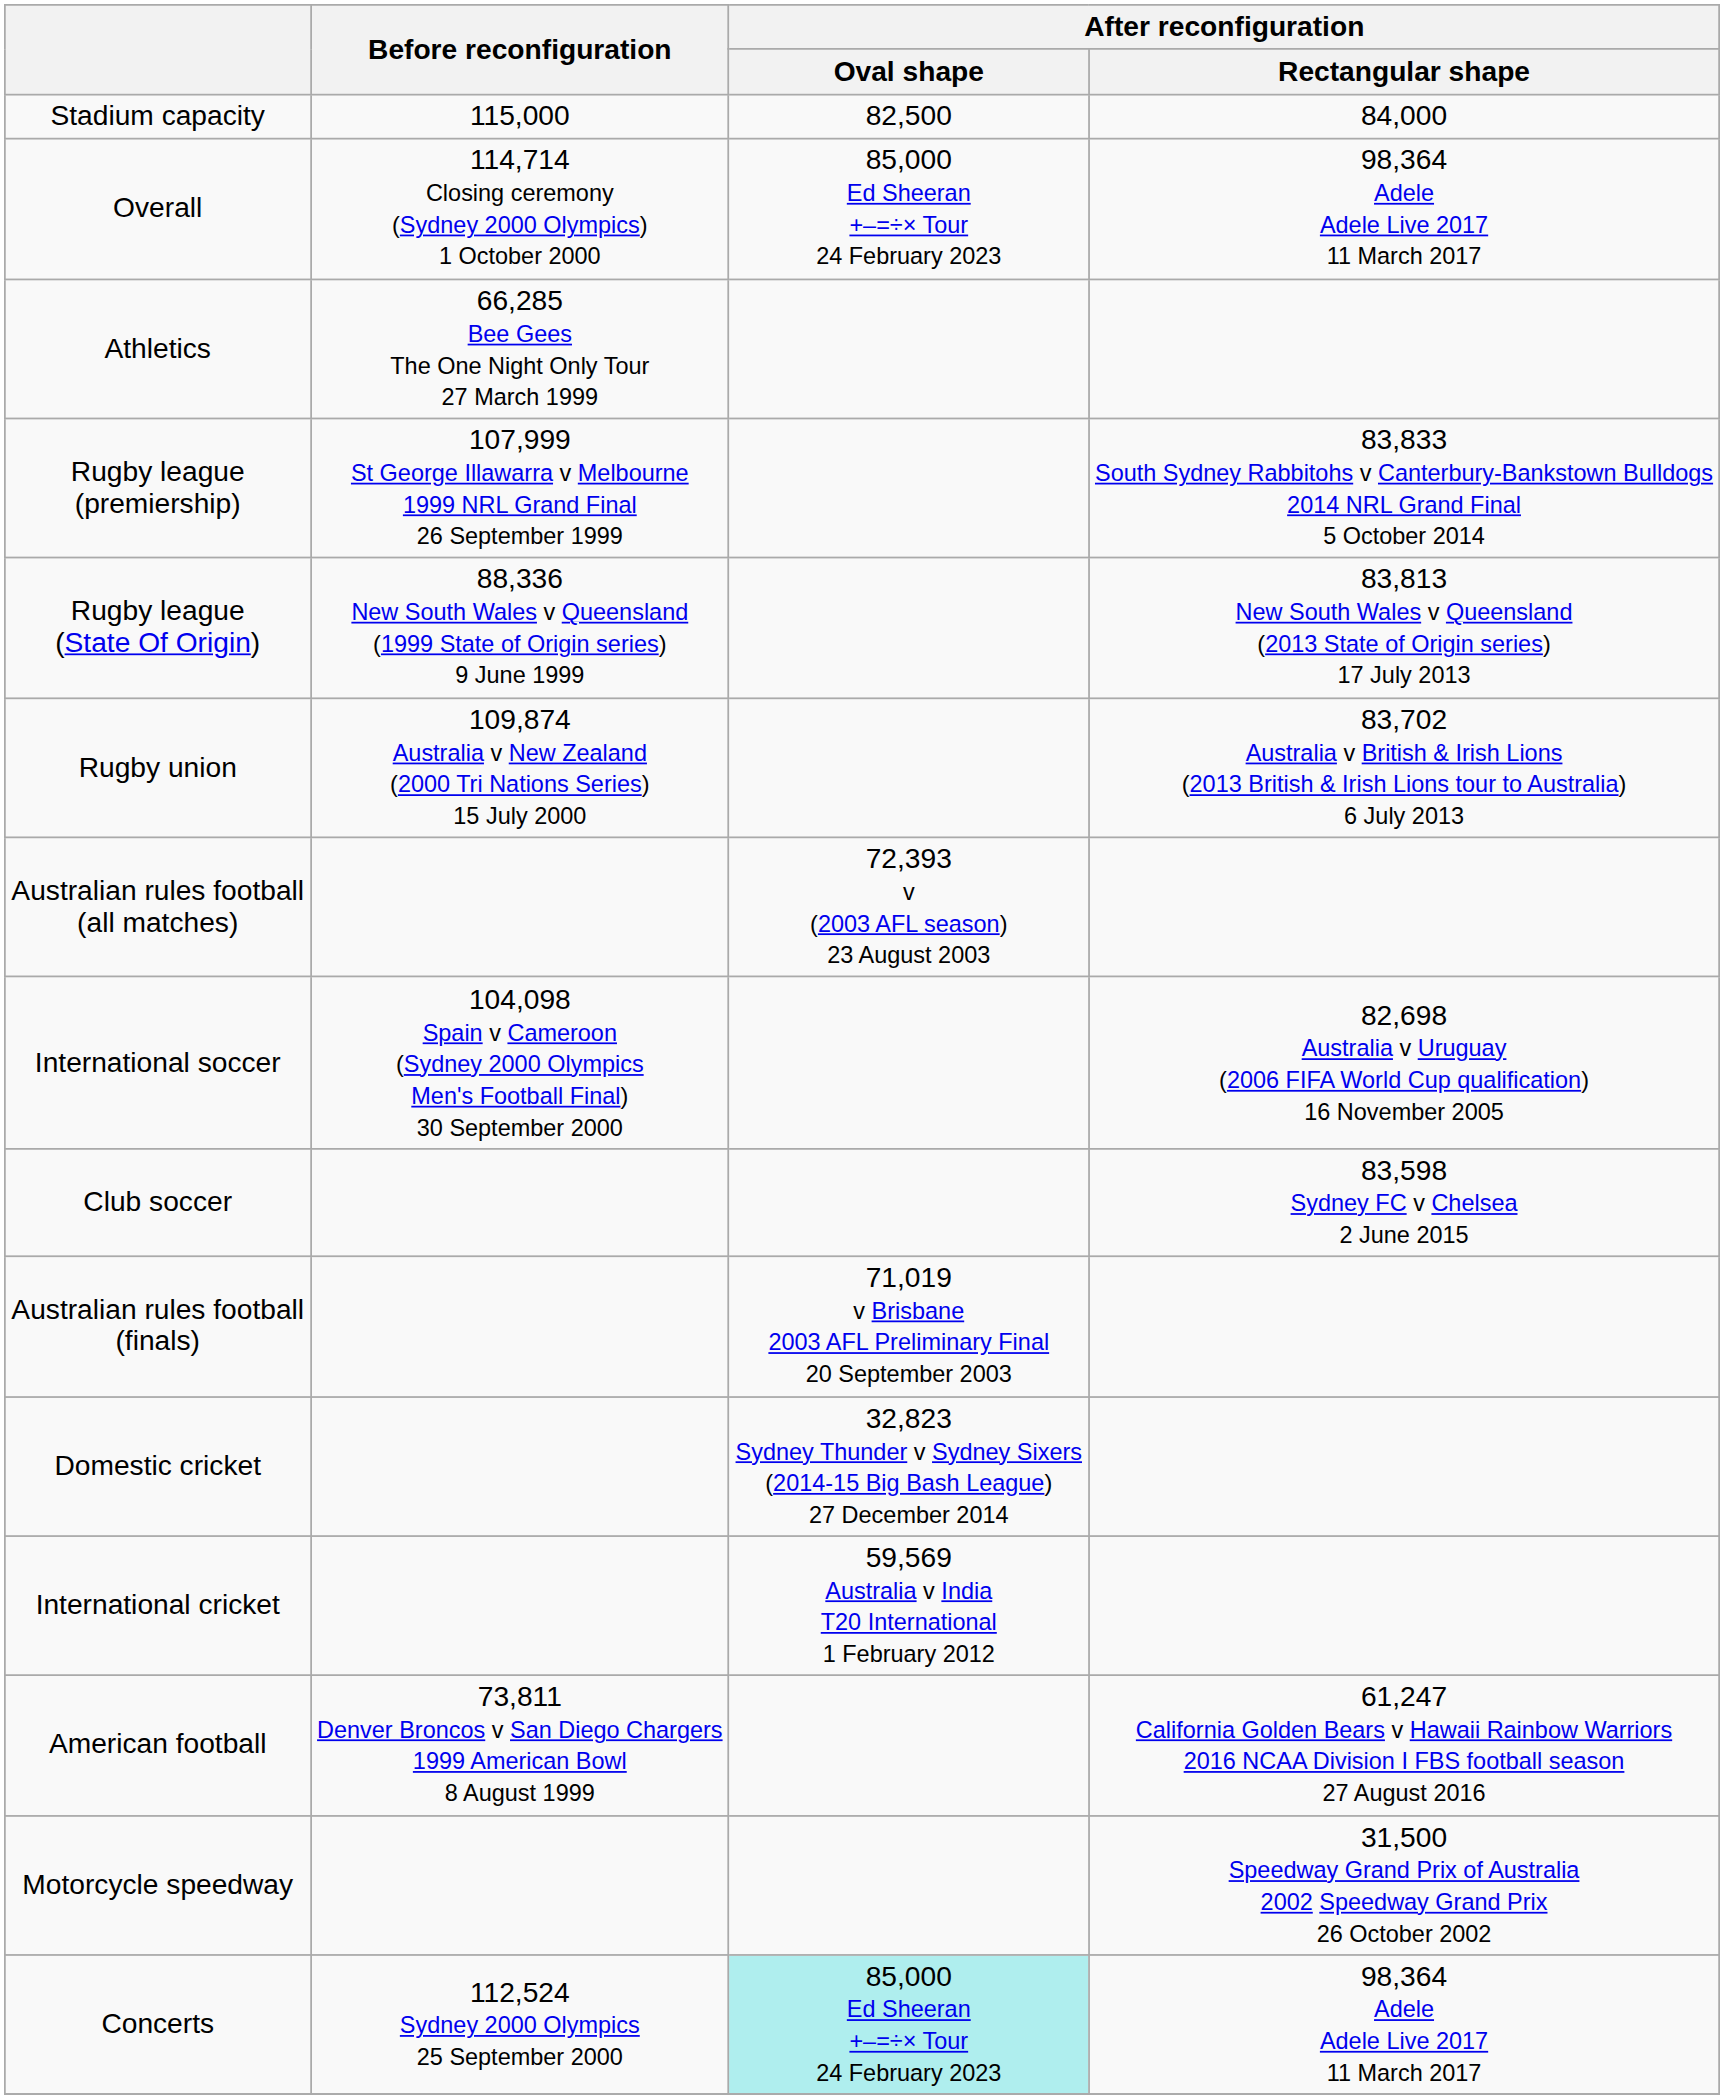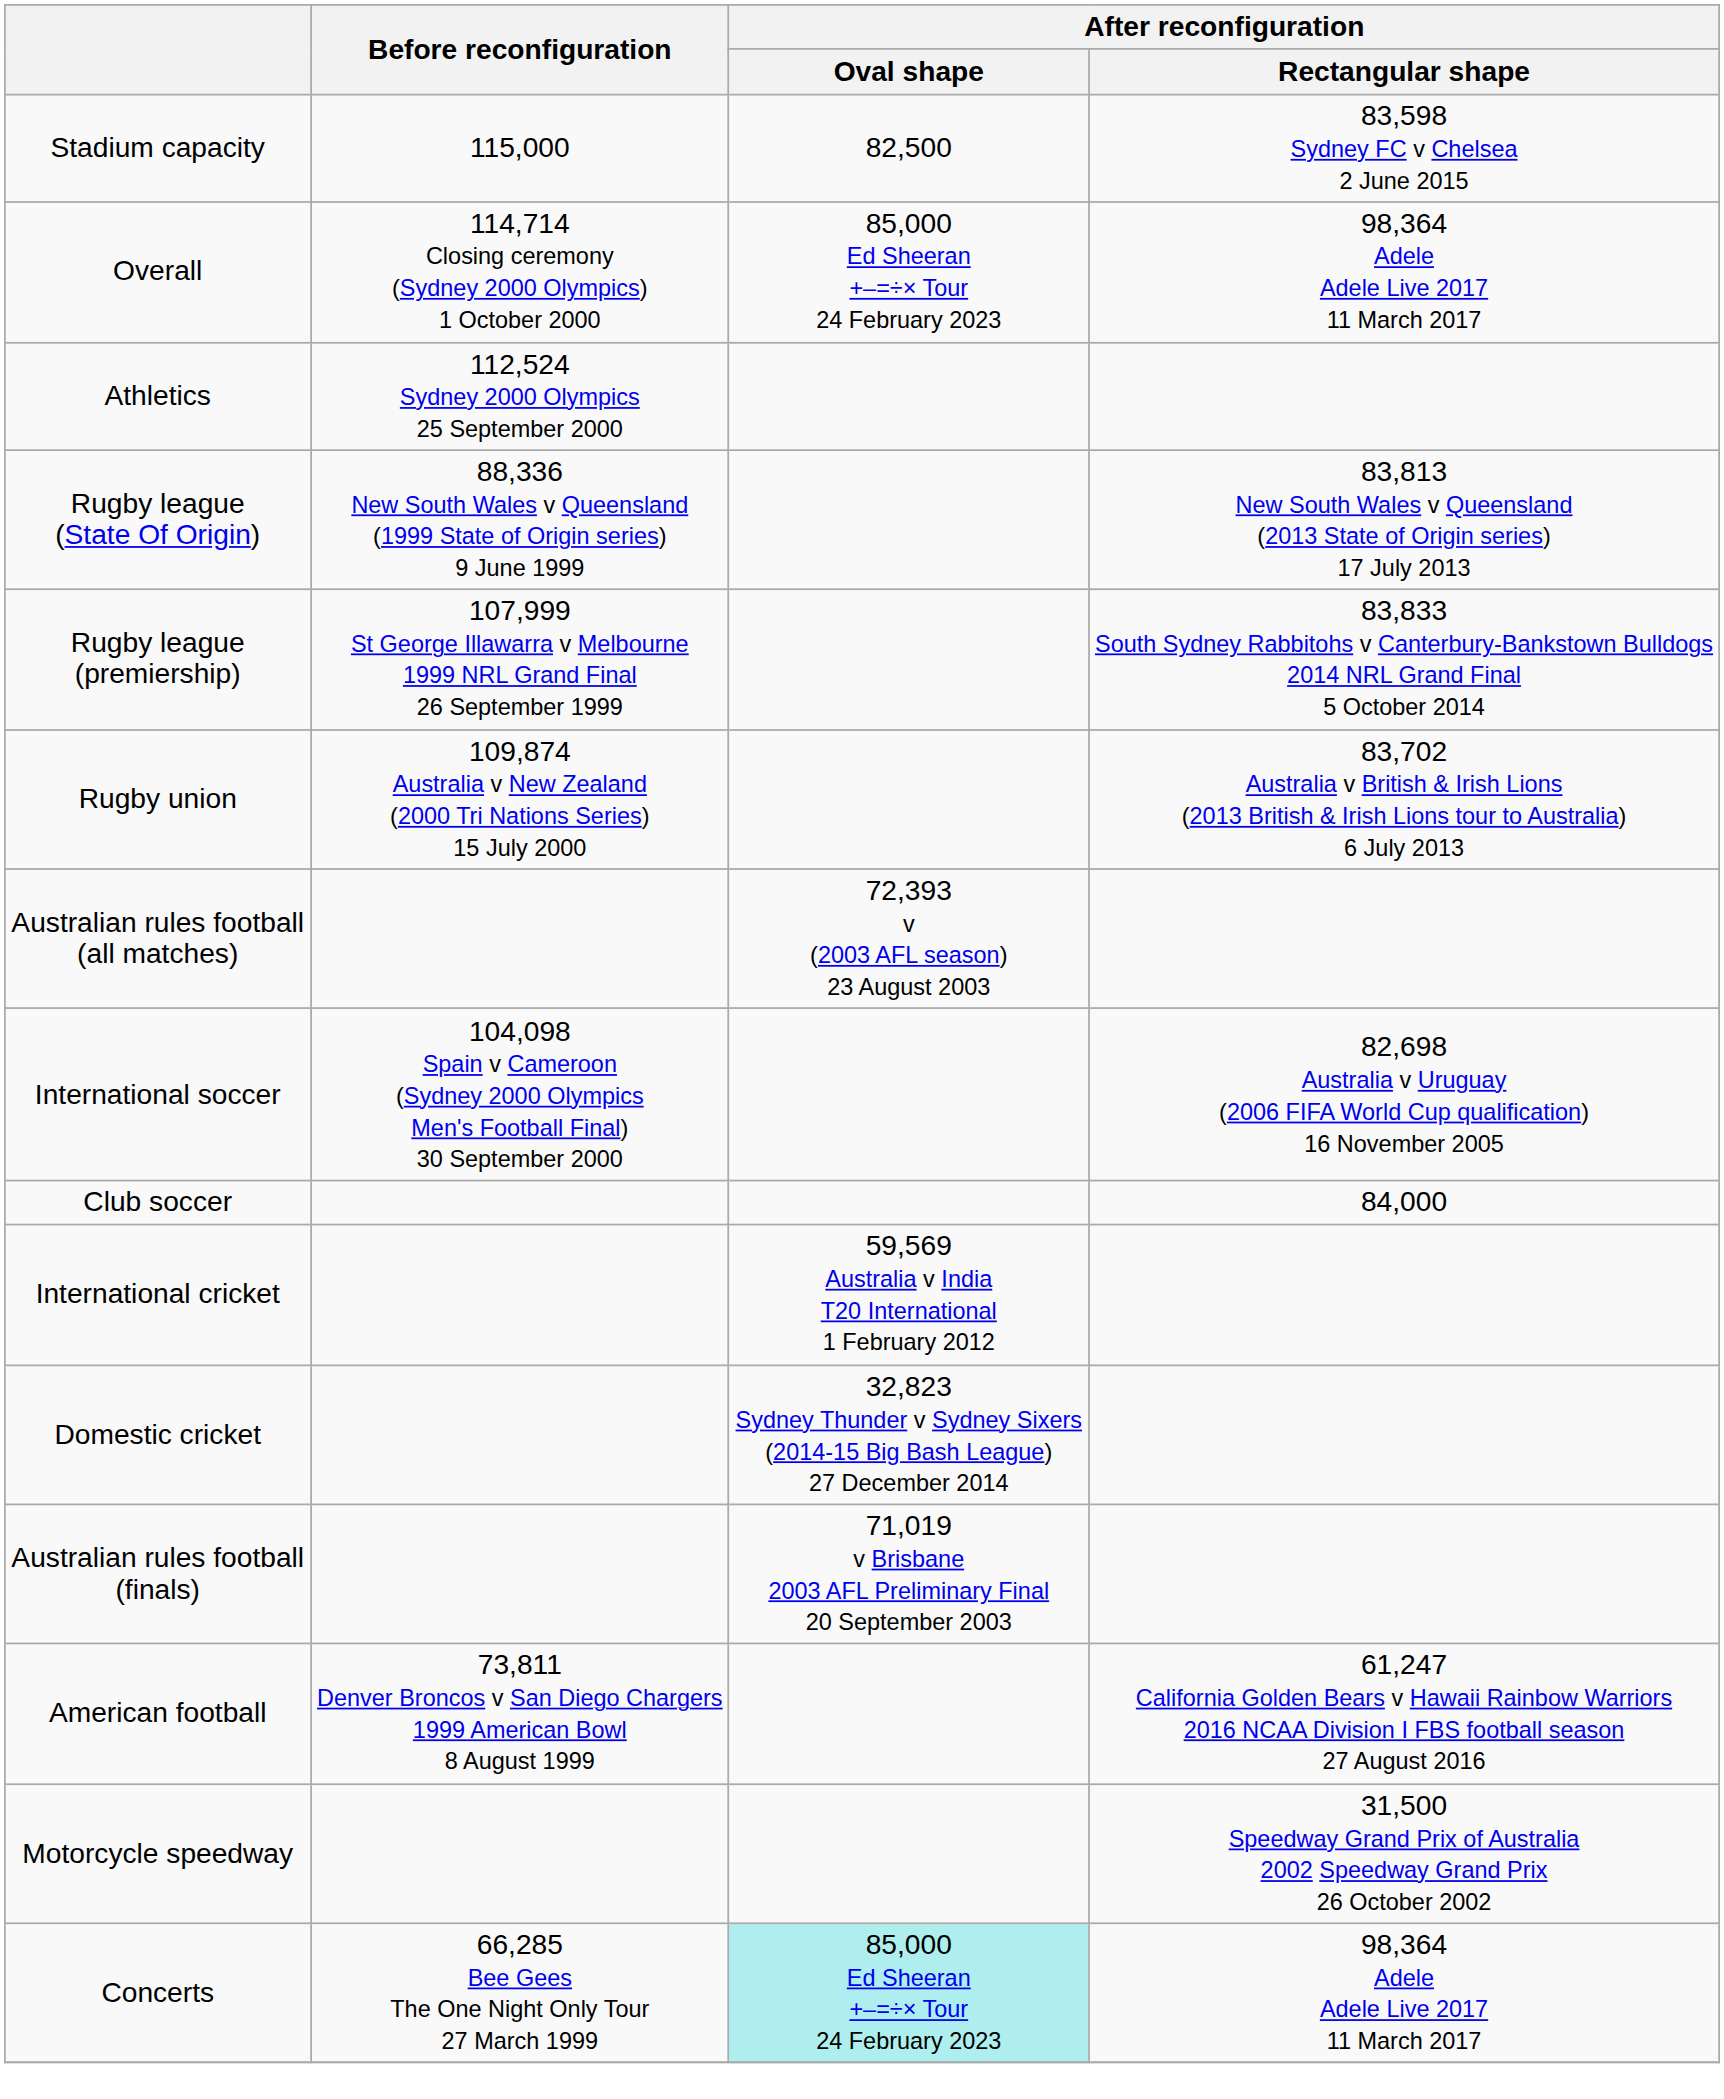(1404, 116) 84,000 -> (1404, 147) 83,598 Sydney FC v Chelsea 2 June 2015
(520, 348) 66,285 Bee Gees The One Night Only Tour 27 March 1999 -> (520, 395) 112,524 Sydney 2000 Olympics 25 September 2000
rows swapped: (158, 627) <-> (158, 487)
(1404, 1202) 83,598 Sydney FC v Chelsea 2 June 2015 -> (1404, 1202) 84,000
rows swapped: (158, 1605) <-> (158, 1325)
(520, 2024) 112,524 Sydney 2000 Olympics 25 September 2000 -> (520, 1992) 66,285 Bee Gees The One Night Only Tour 27 March 1999
